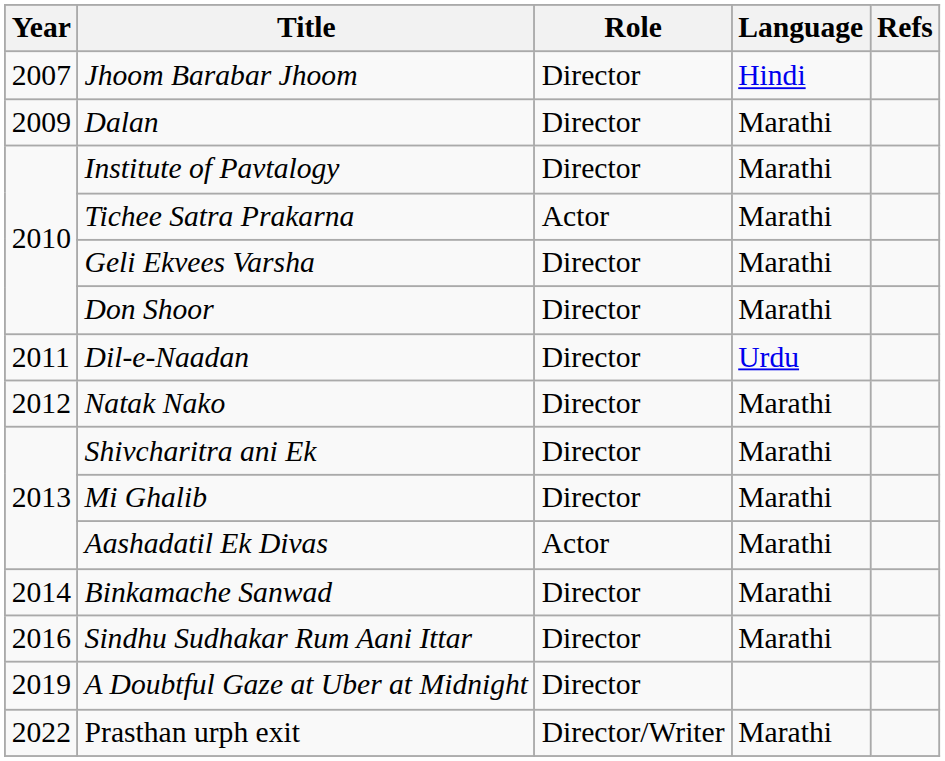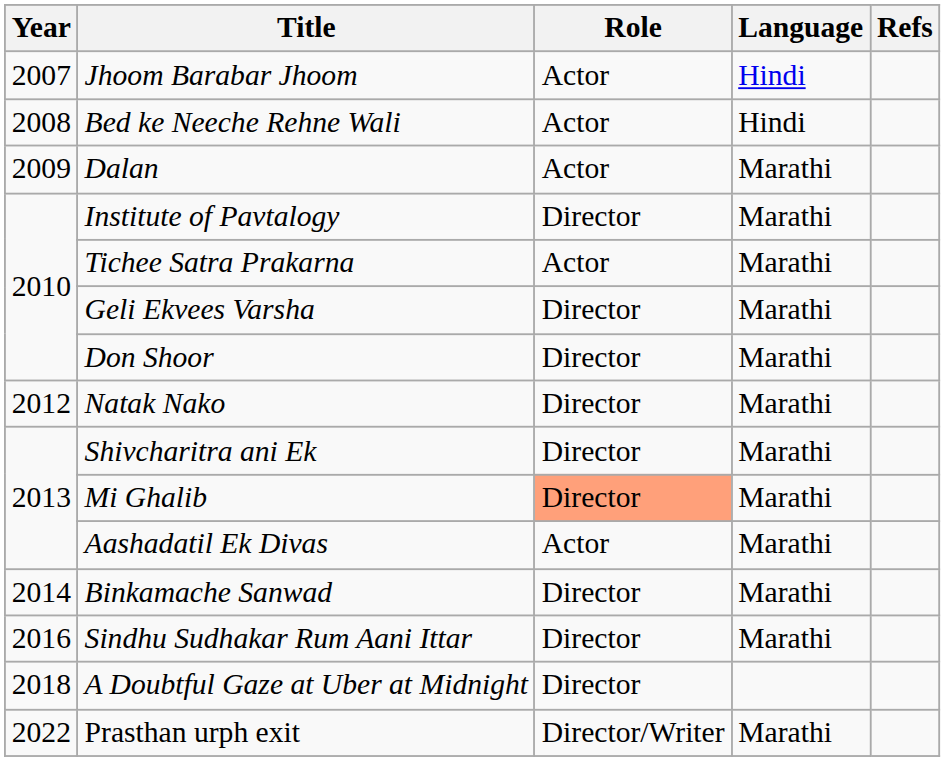(591, 74) Director -> (575, 74) Actor
+ row: (243, 121)
(591, 121) Director -> (575, 168) Actor
- row: (167, 356)
(591, 497) no background -> (591, 497) lightsalmon background
(41, 685) 2019 -> (41, 685) 2018
